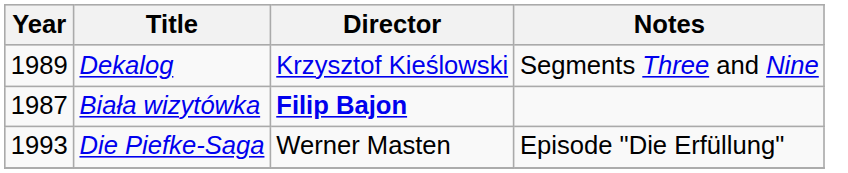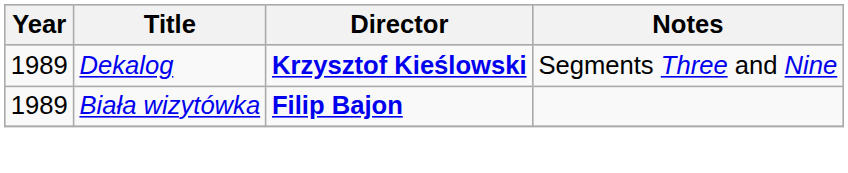(392, 65) normal -> (399, 65) bold
(39, 106) 1987 -> (39, 106) 1989
- row: (172, 146)
